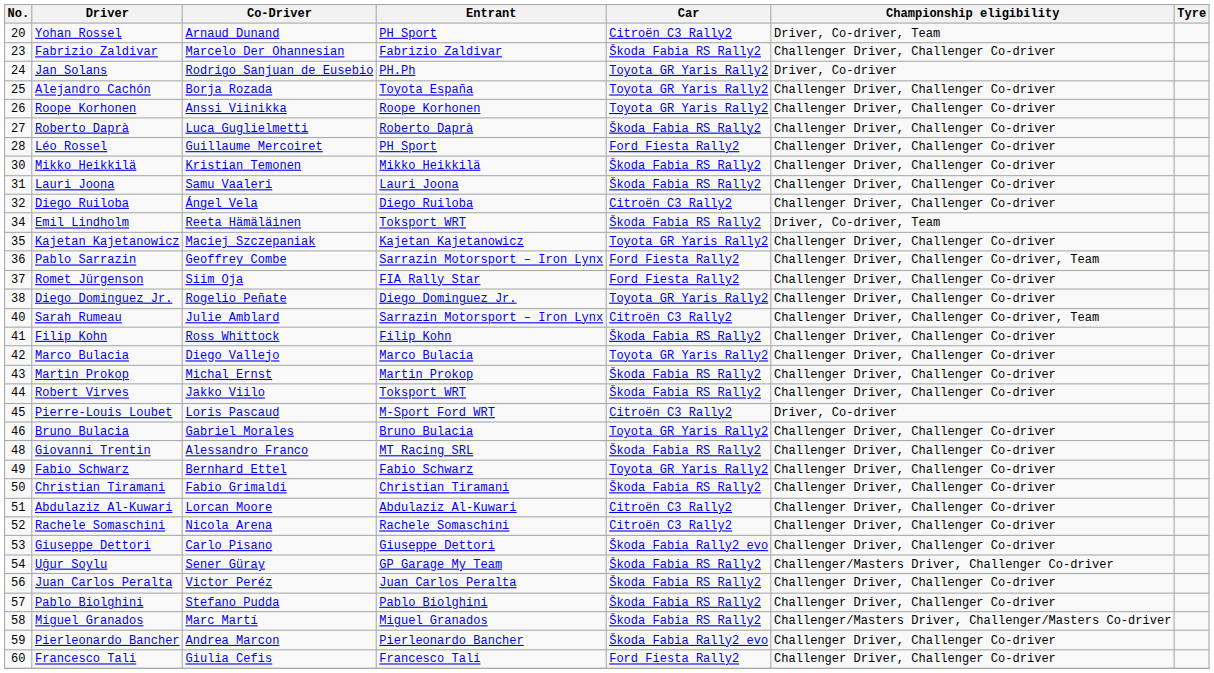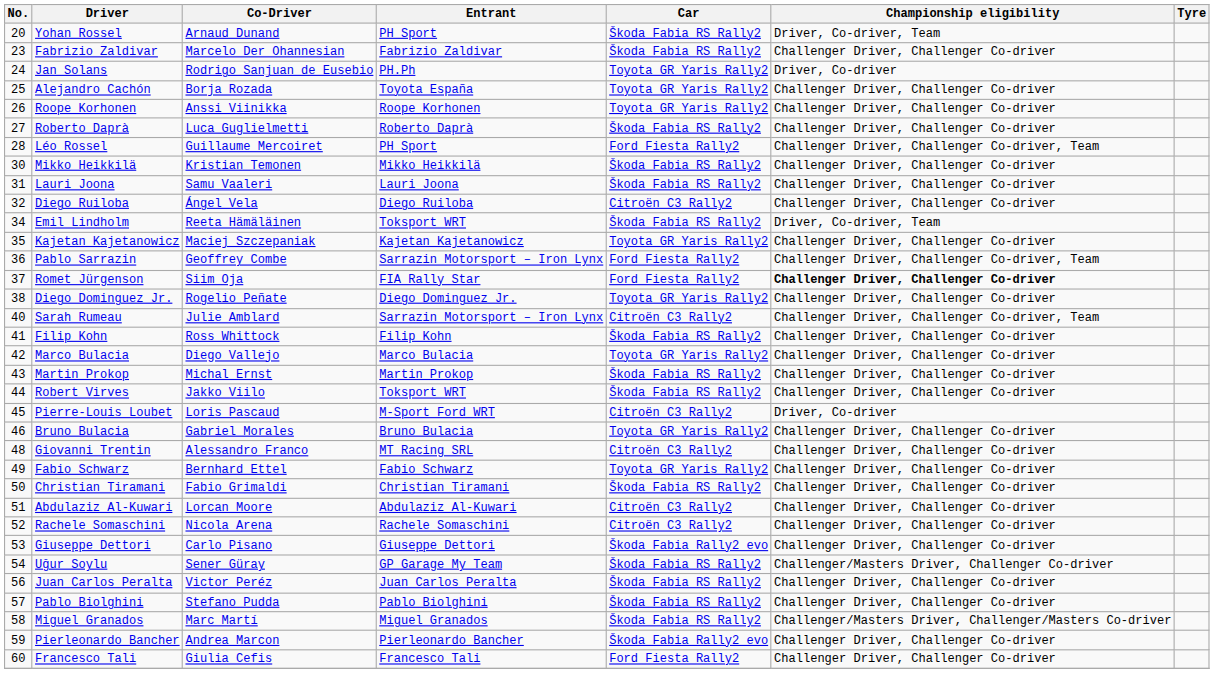(671, 33) Citroën C3 Rally2 -> (685, 33) Škoda Fabia RS Rally2
(915, 147) Challenger Driver, Challenger Co-driver -> (937, 147) Challenger Driver, Challenger Co-driver, Team
(915, 280) normal -> (915, 280) bold
(685, 450) Škoda Fabia RS Rally2 -> (671, 450) Citroën C3 Rally2
